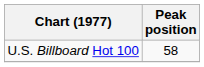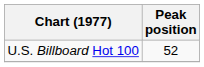(171, 51) 58 -> (171, 51) 52
